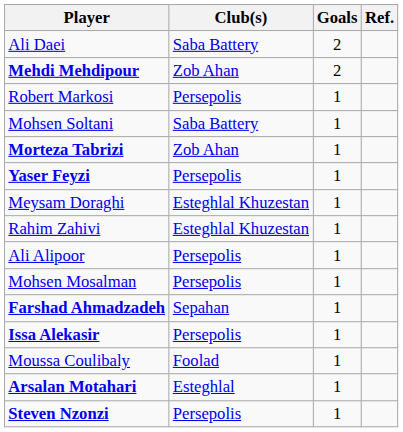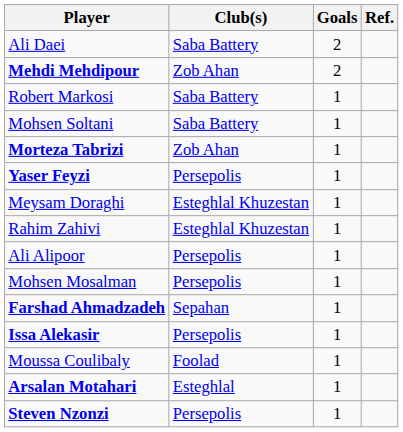(207, 96) Persepolis -> (216, 96) Saba Battery
